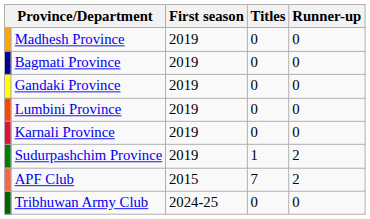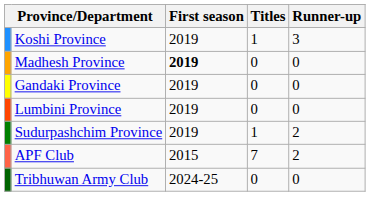+ row: (60, 39)
(184, 39) normal -> (184, 62) bold
- row: (68, 62)
- row: (65, 132)
